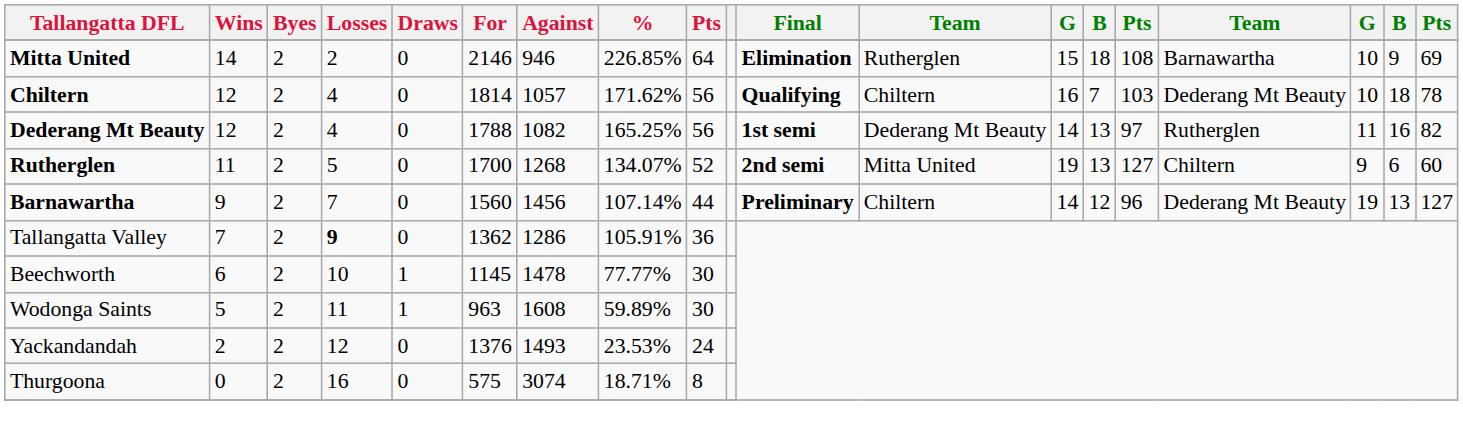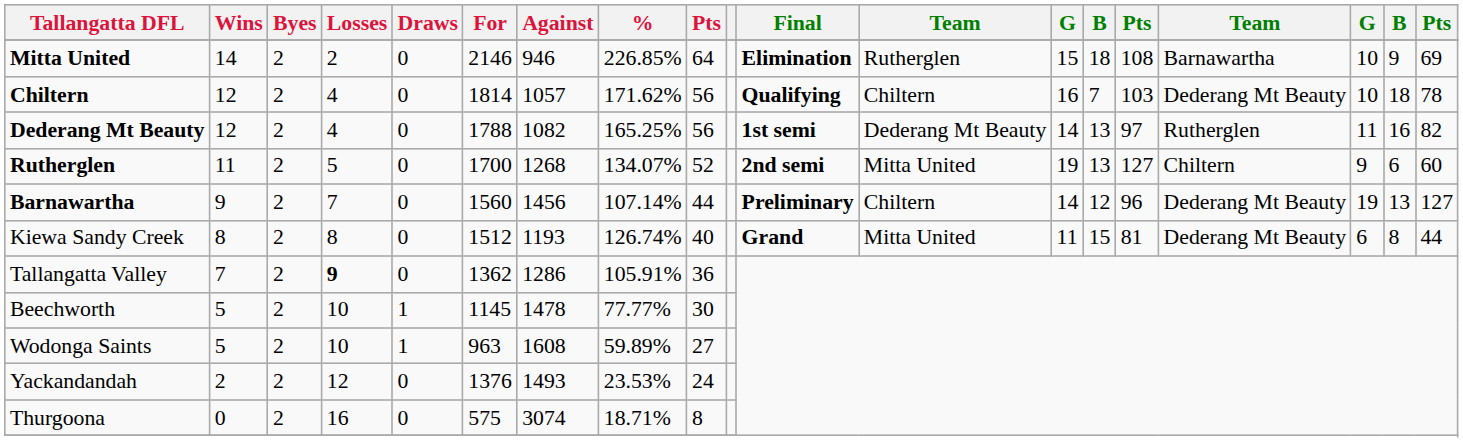+ row: (97, 237)
(220, 273) 6 -> (220, 309) 5
(337, 309) 11 -> (338, 345) 10
(703, 309) 30 -> (703, 345) 27
